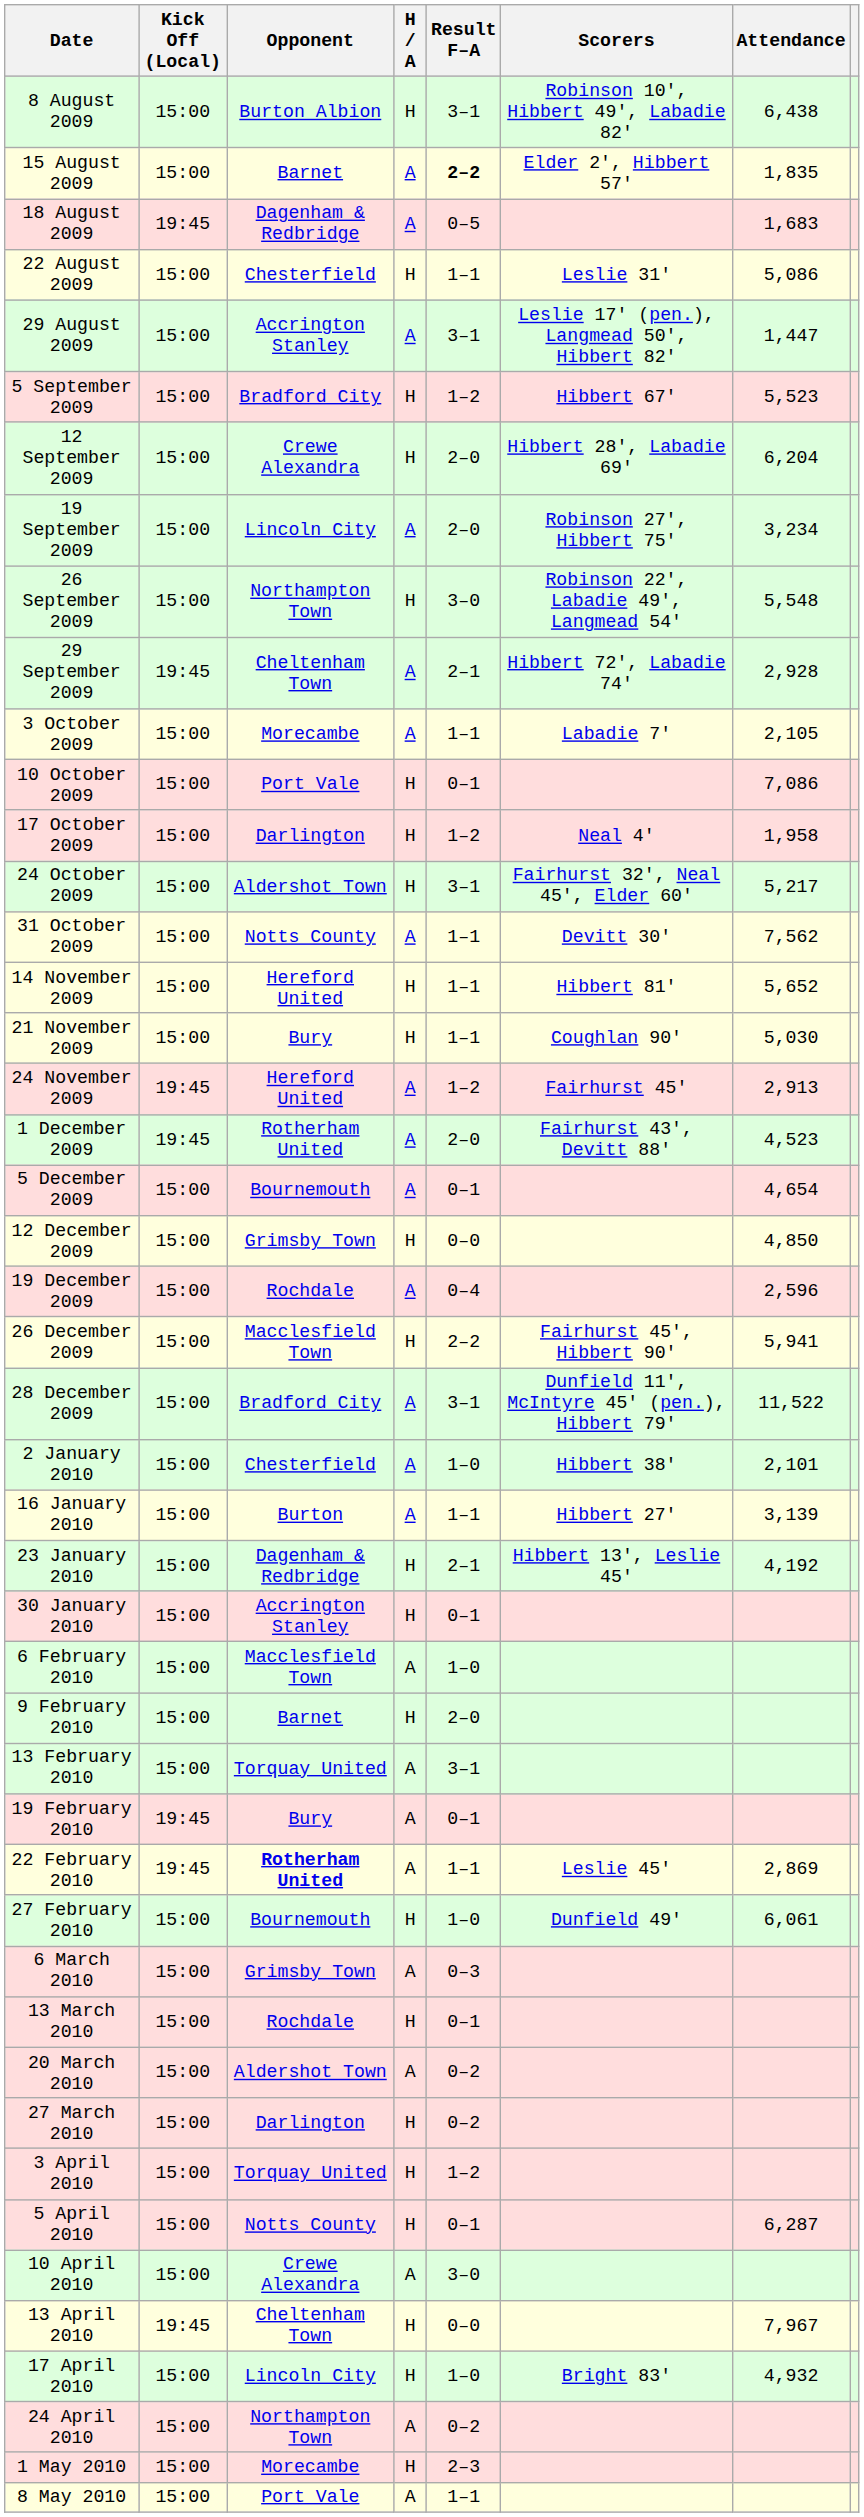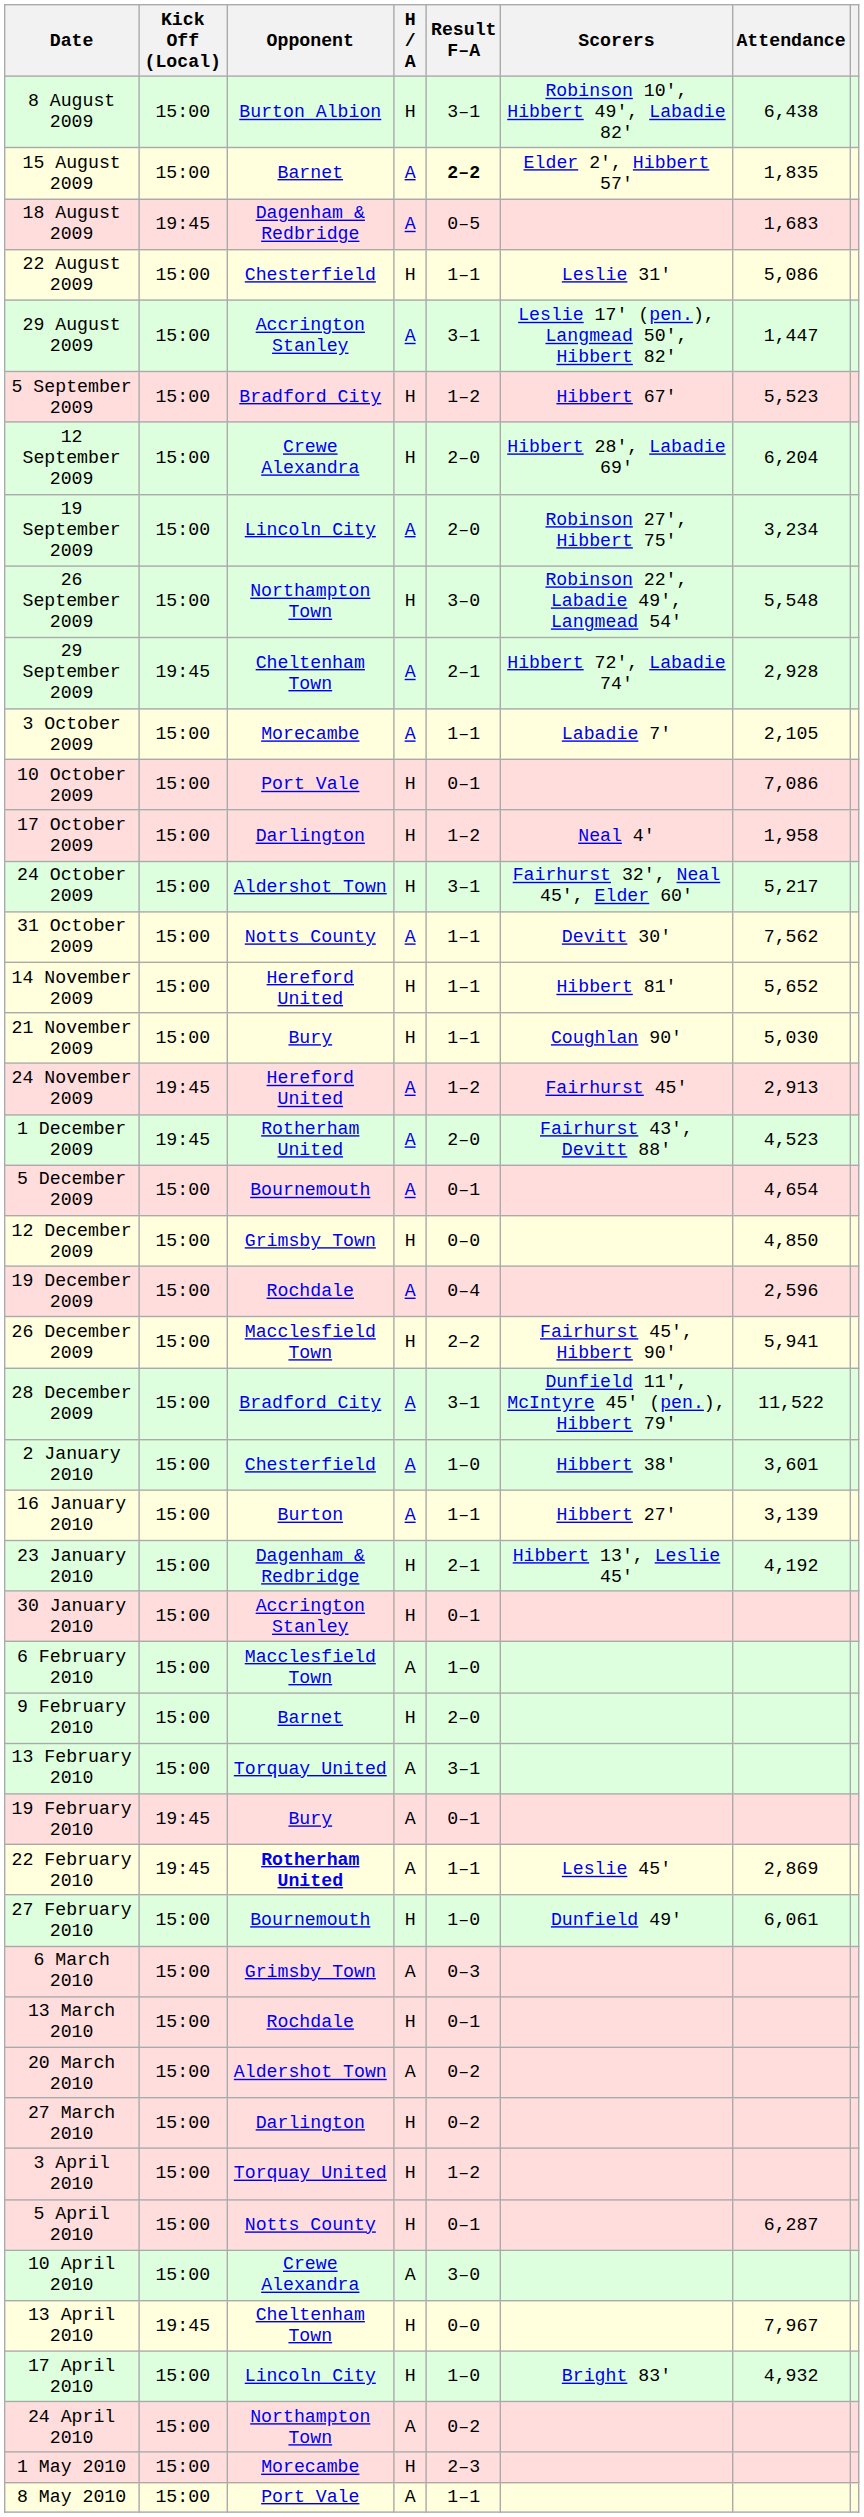(791, 1465) 2,101 -> (791, 1465) 3,601
